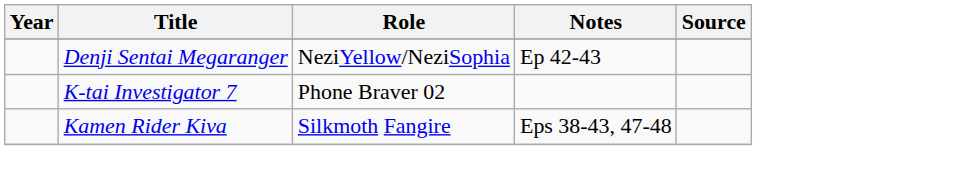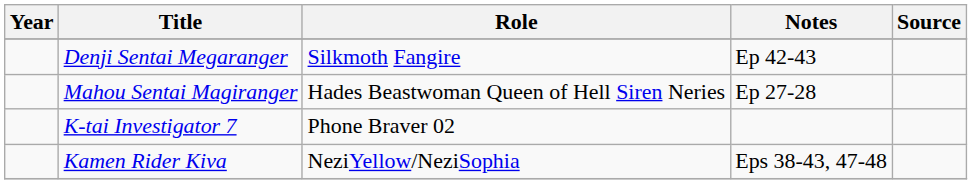(404, 56) NeziYellow/NeziSophia -> (384, 56) Silkmoth Fangire
+ row: (181, 91)
(374, 126) Silkmoth Fangire -> (414, 160) NeziYellow/NeziSophia
